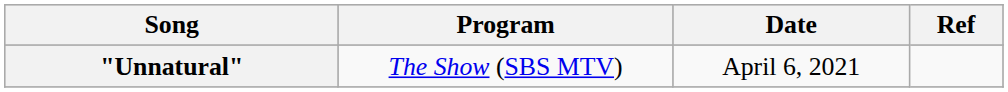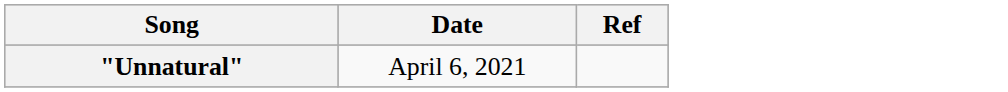- column: (506, 24)
